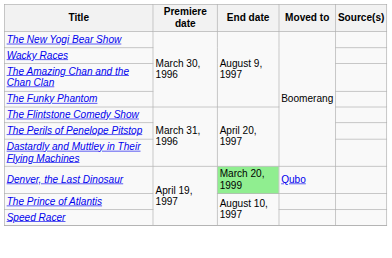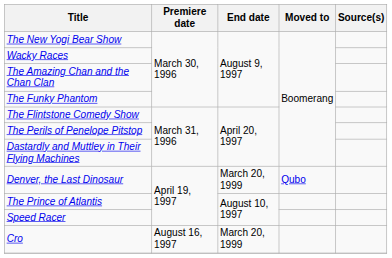(242, 180) lightgreen background -> (242, 180) no background
+ row: (15, 239)
